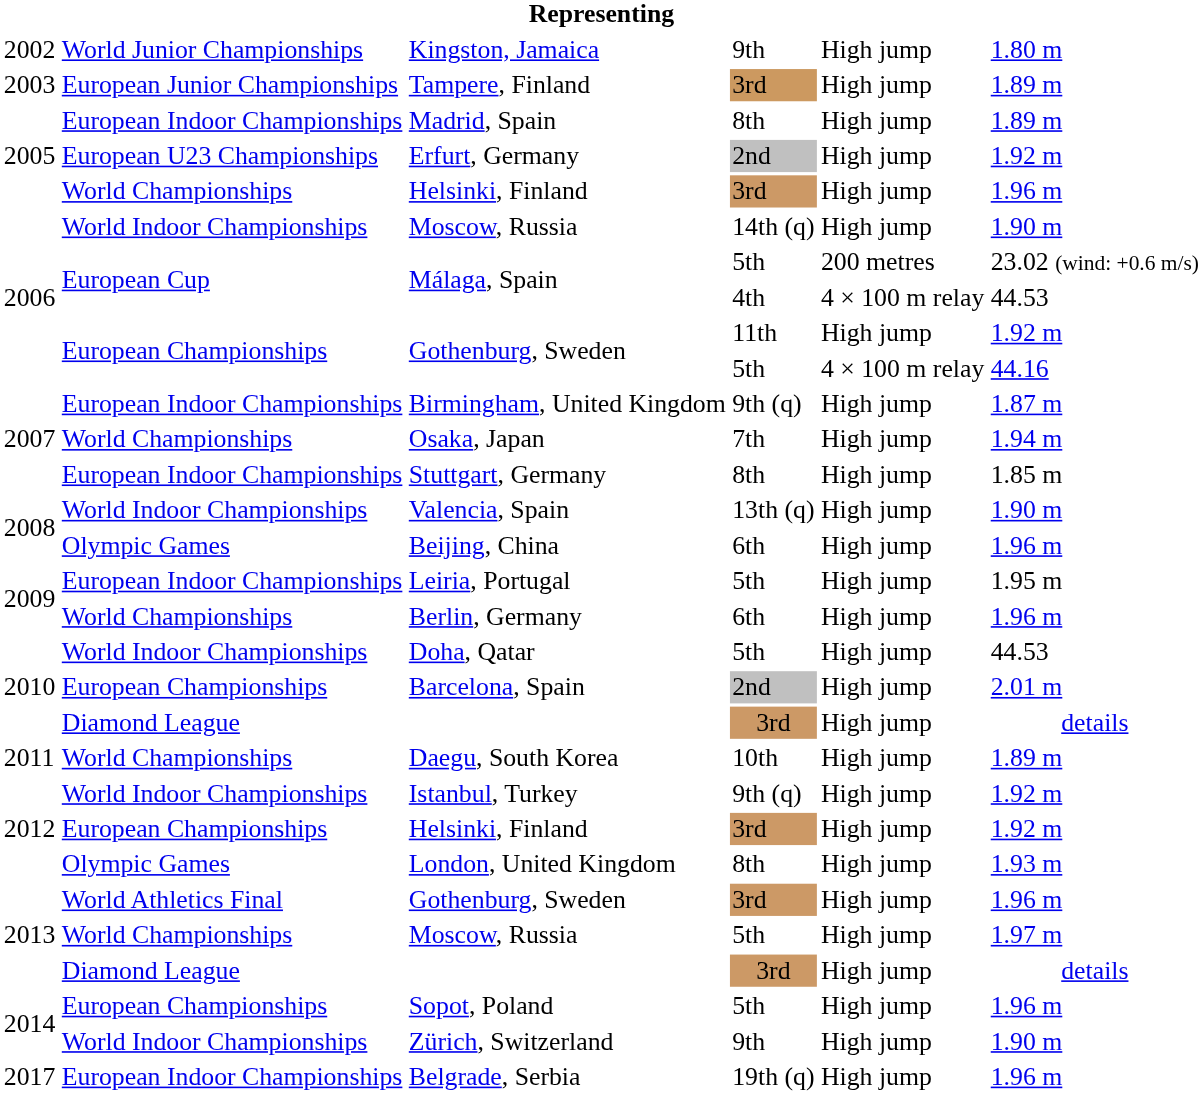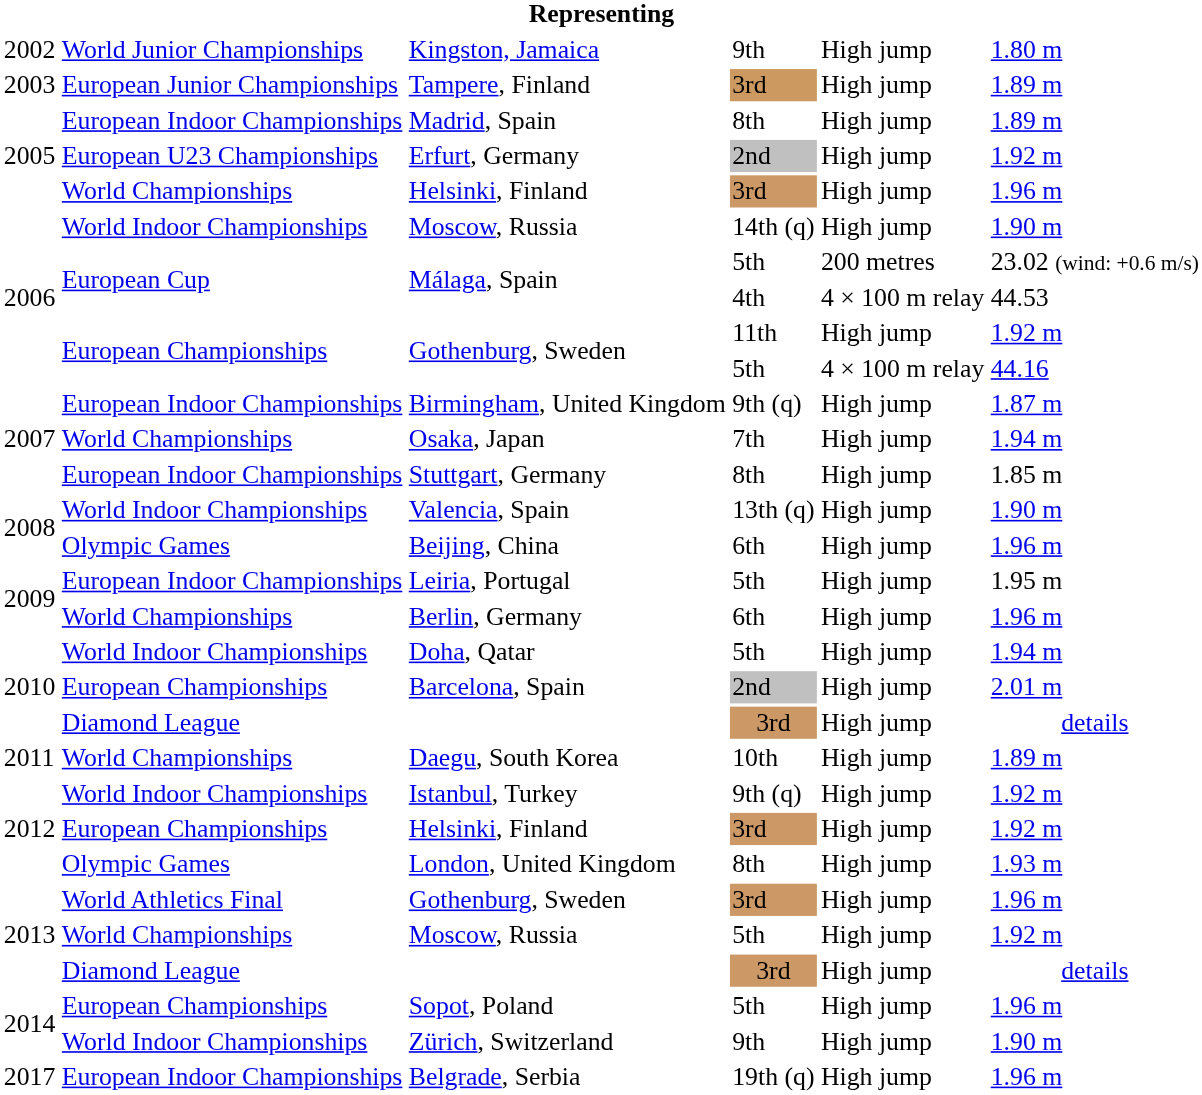(1020, 651) 44.53 -> (1027, 651) 1.94 m
(1027, 934) 1.97 m -> (1027, 934) 1.92 m
